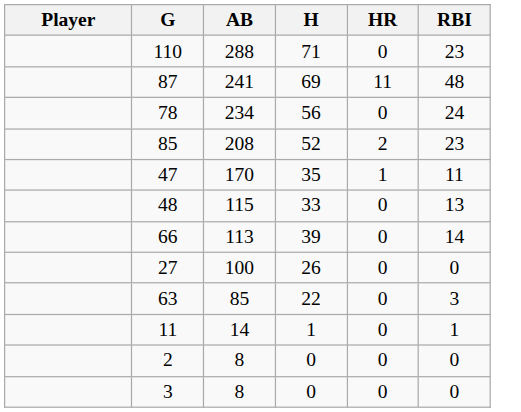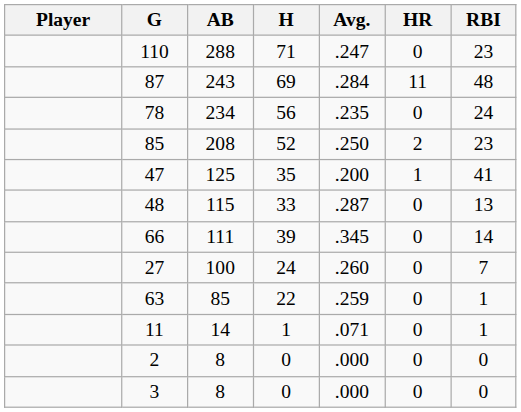+ column: (352, 19)
(239, 81) 241 -> (220, 81) 243
(239, 174) 170 -> (220, 174) 125
(454, 174) 11 -> (483, 174) 41
(239, 236) 113 -> (220, 236) 111
(311, 267) 26 -> (286, 267) 24
(454, 267) 0 -> (483, 267) 7
(454, 298) 3 -> (483, 298) 1
